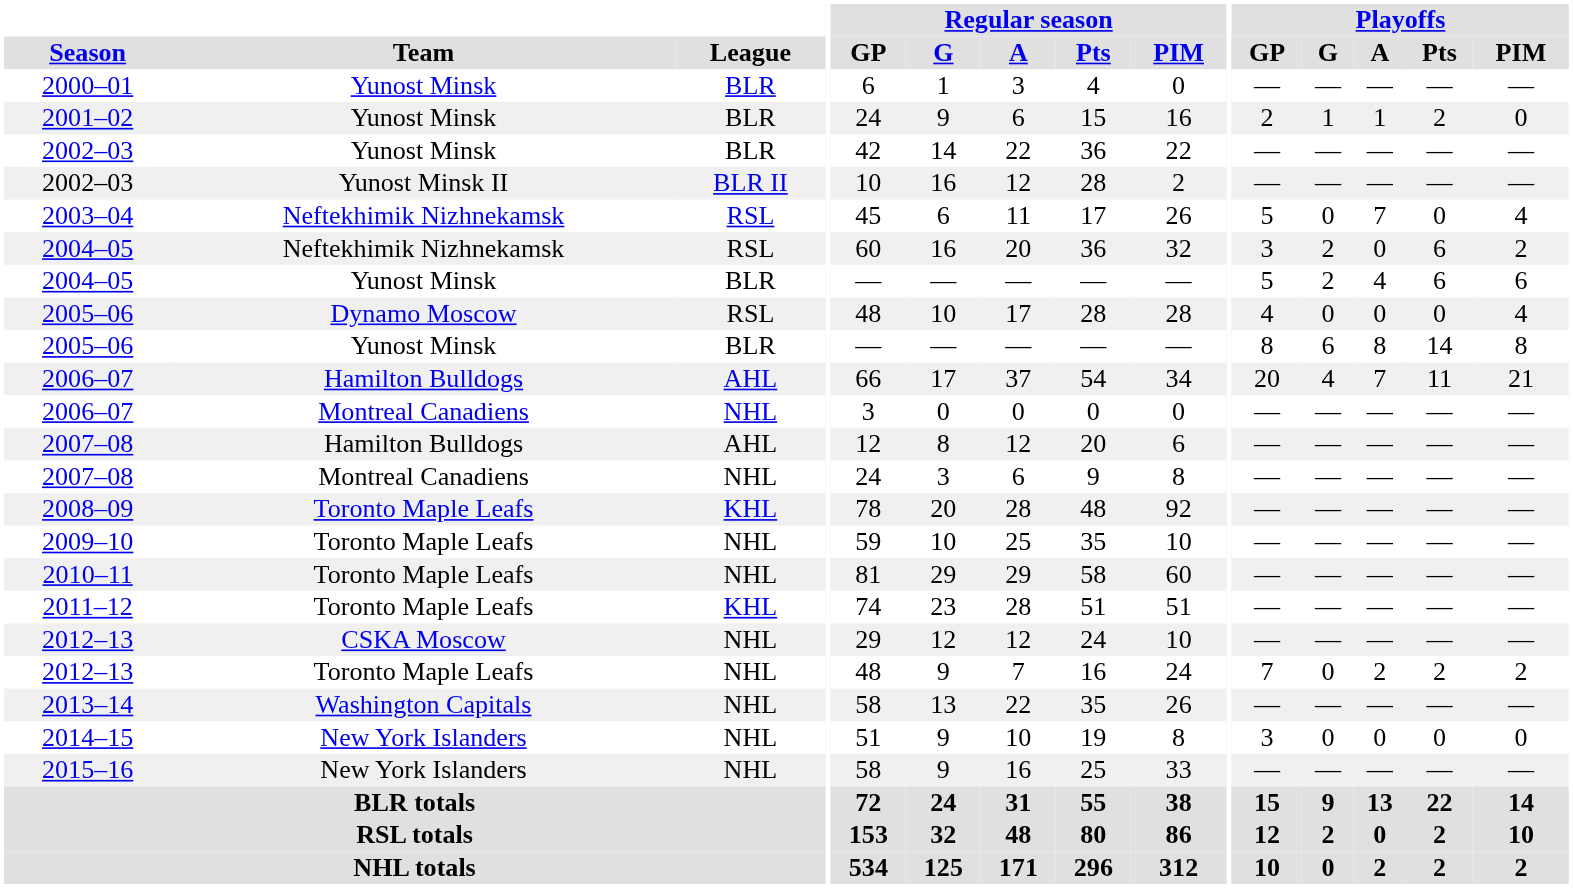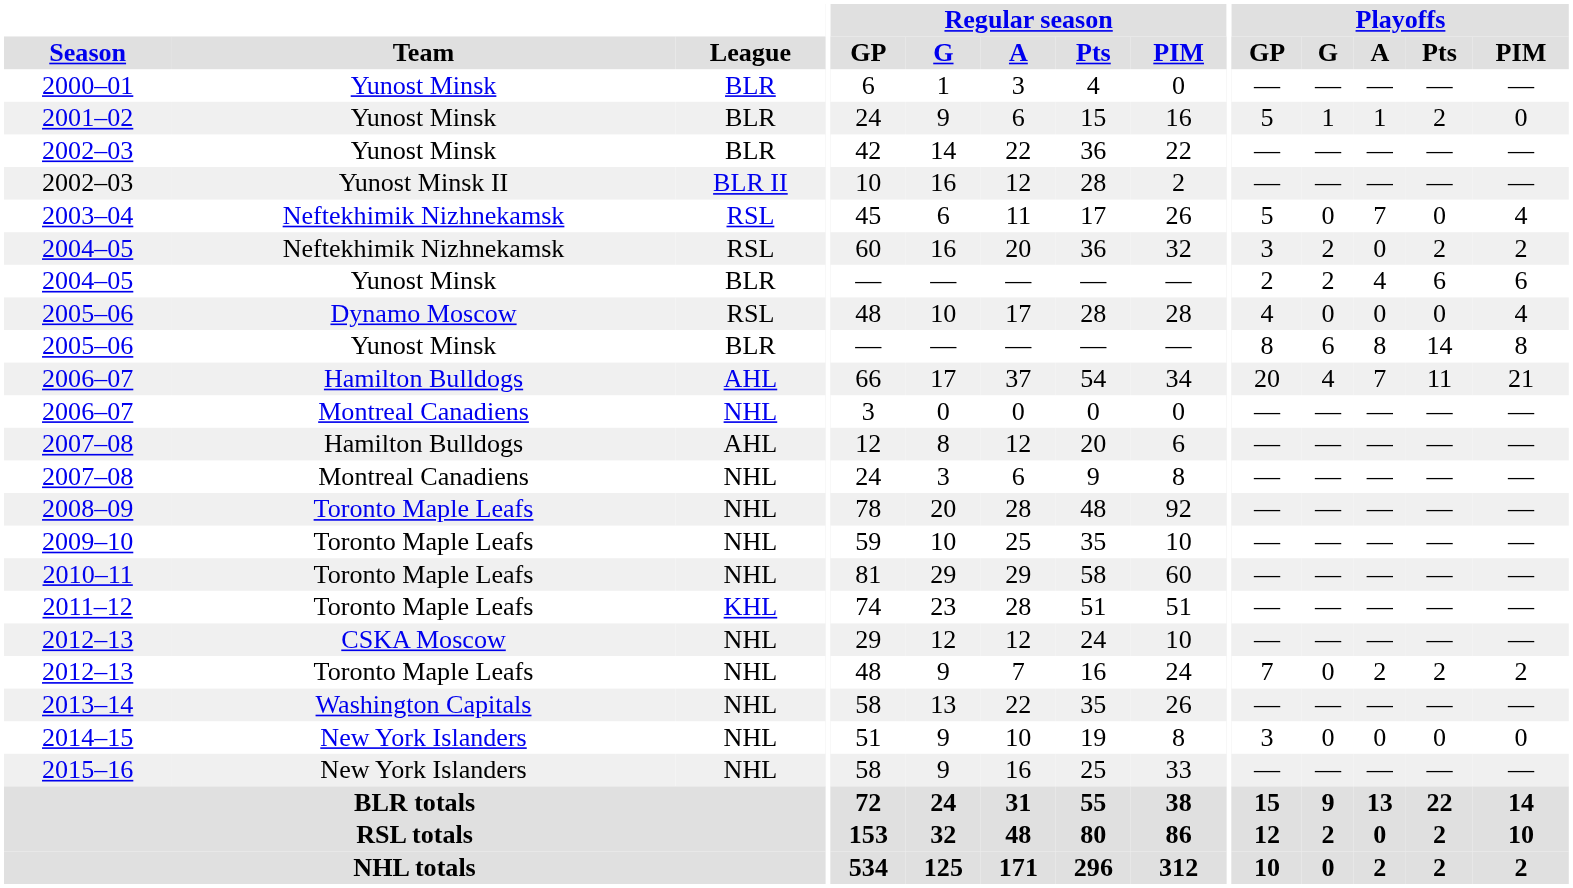(1267, 117) 2 -> (1267, 117) 5
(1439, 248) 6 -> (1439, 248) 2
(1267, 280) 5 -> (1267, 280) 2
(750, 508) KHL -> (750, 508) NHL
